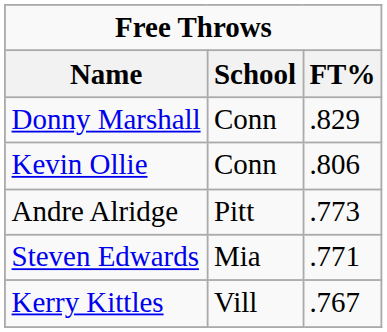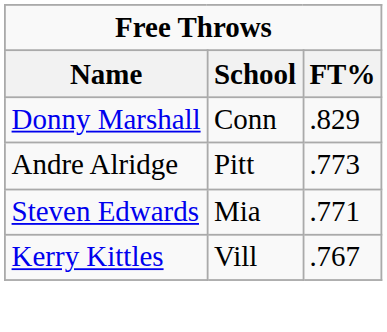- row: (80, 165)
